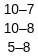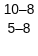- row: (19, 9)
